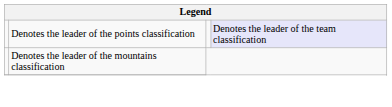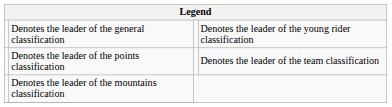+ row: (78, 34)
(274, 34) lavender background -> (290, 61) no background
